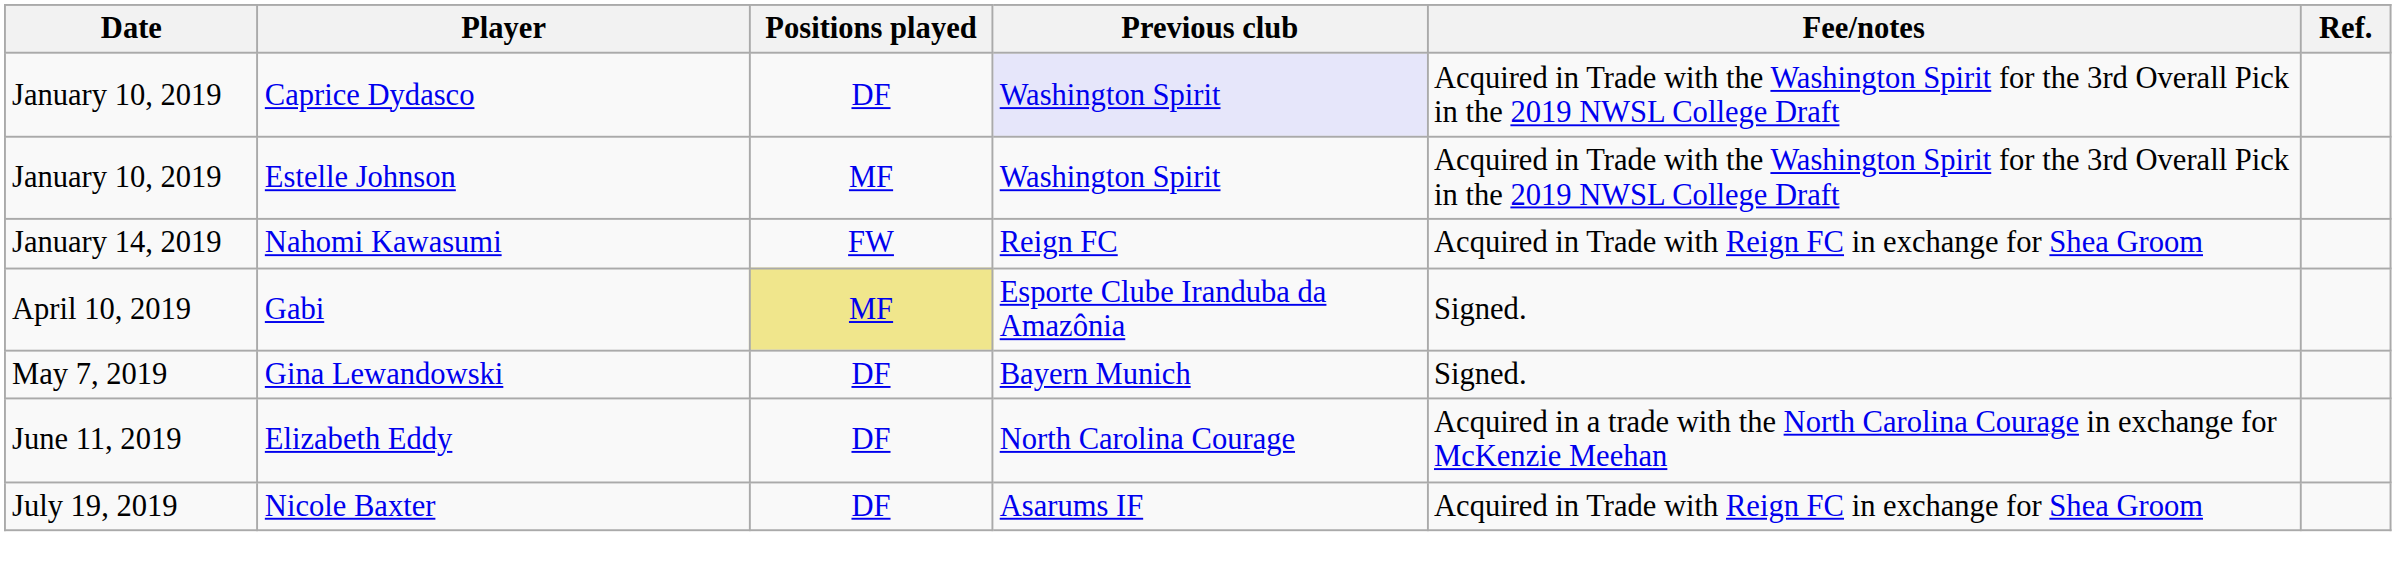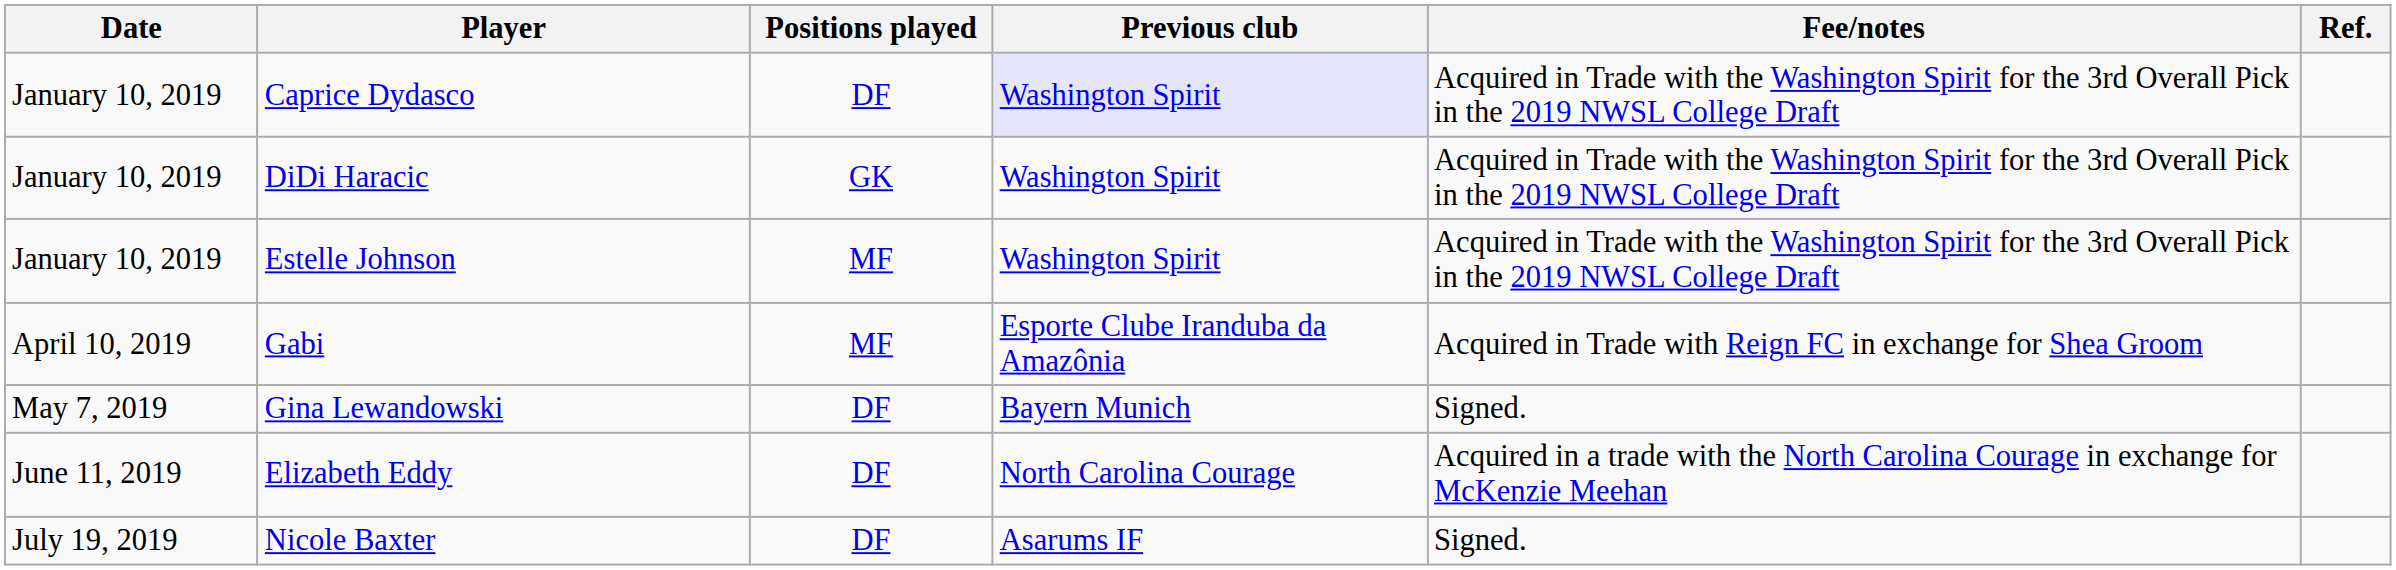+ row: (347, 177)
- row: (383, 242)
(871, 308) khaki background -> (871, 342) no background
(1480, 308) Signed. -> (1818, 342) Acquired in Trade with Reign FC in exchange for Shea Groom
(1818, 505) Acquired in Trade with Reign FC in exchange for Shea Groom -> (1480, 539) Signed.
